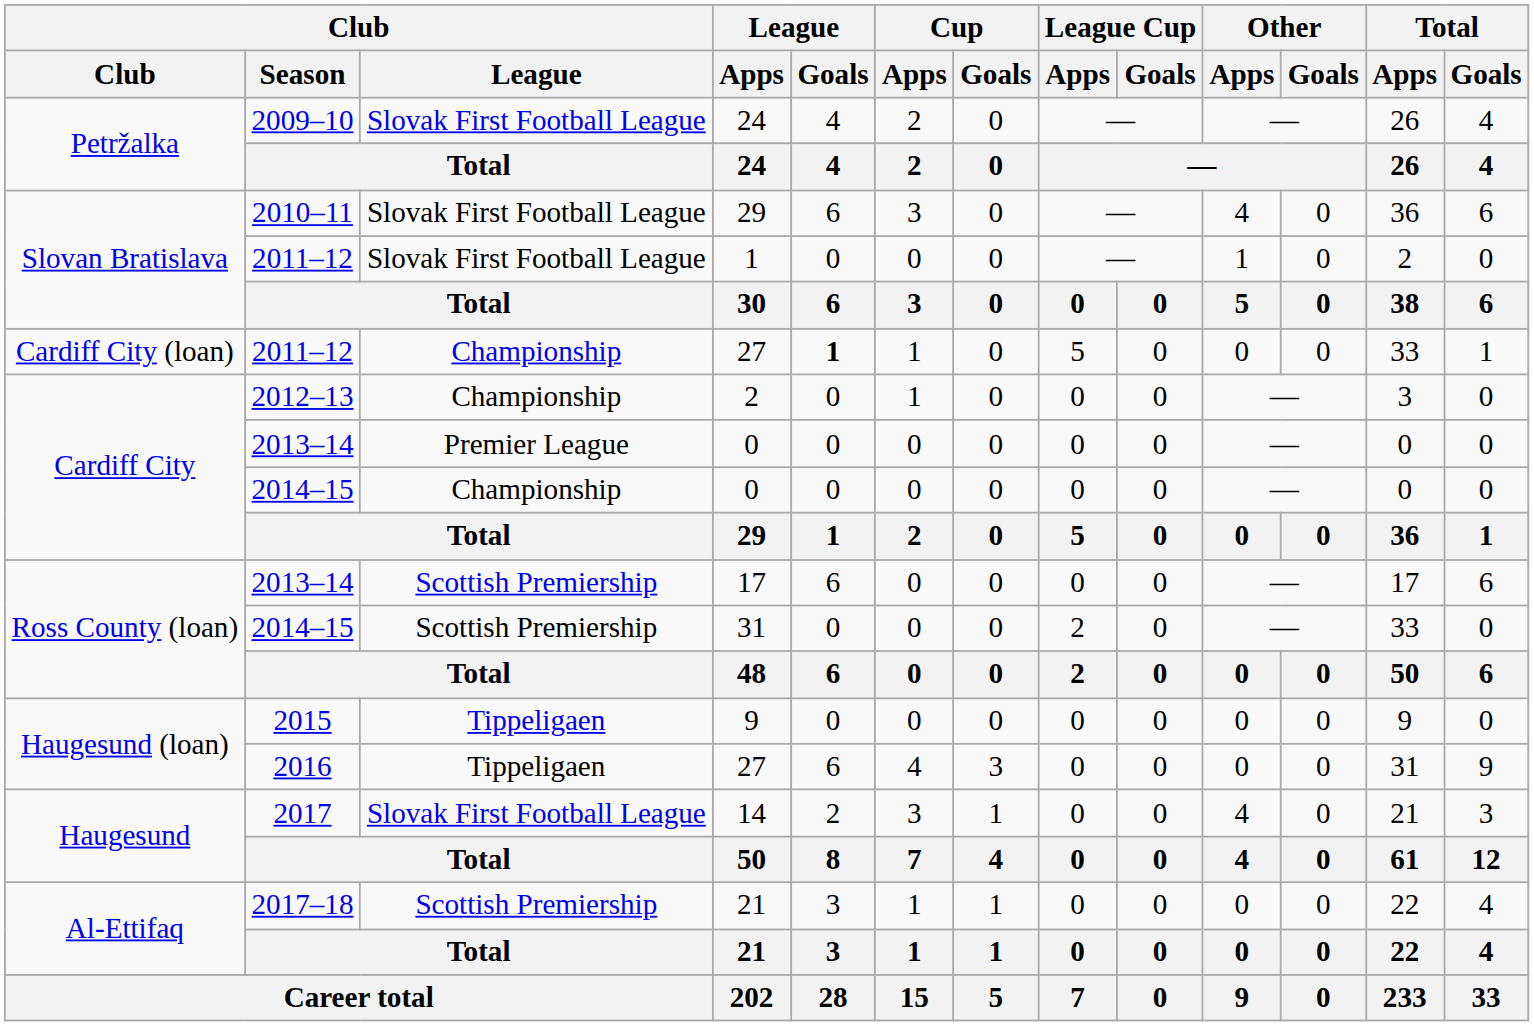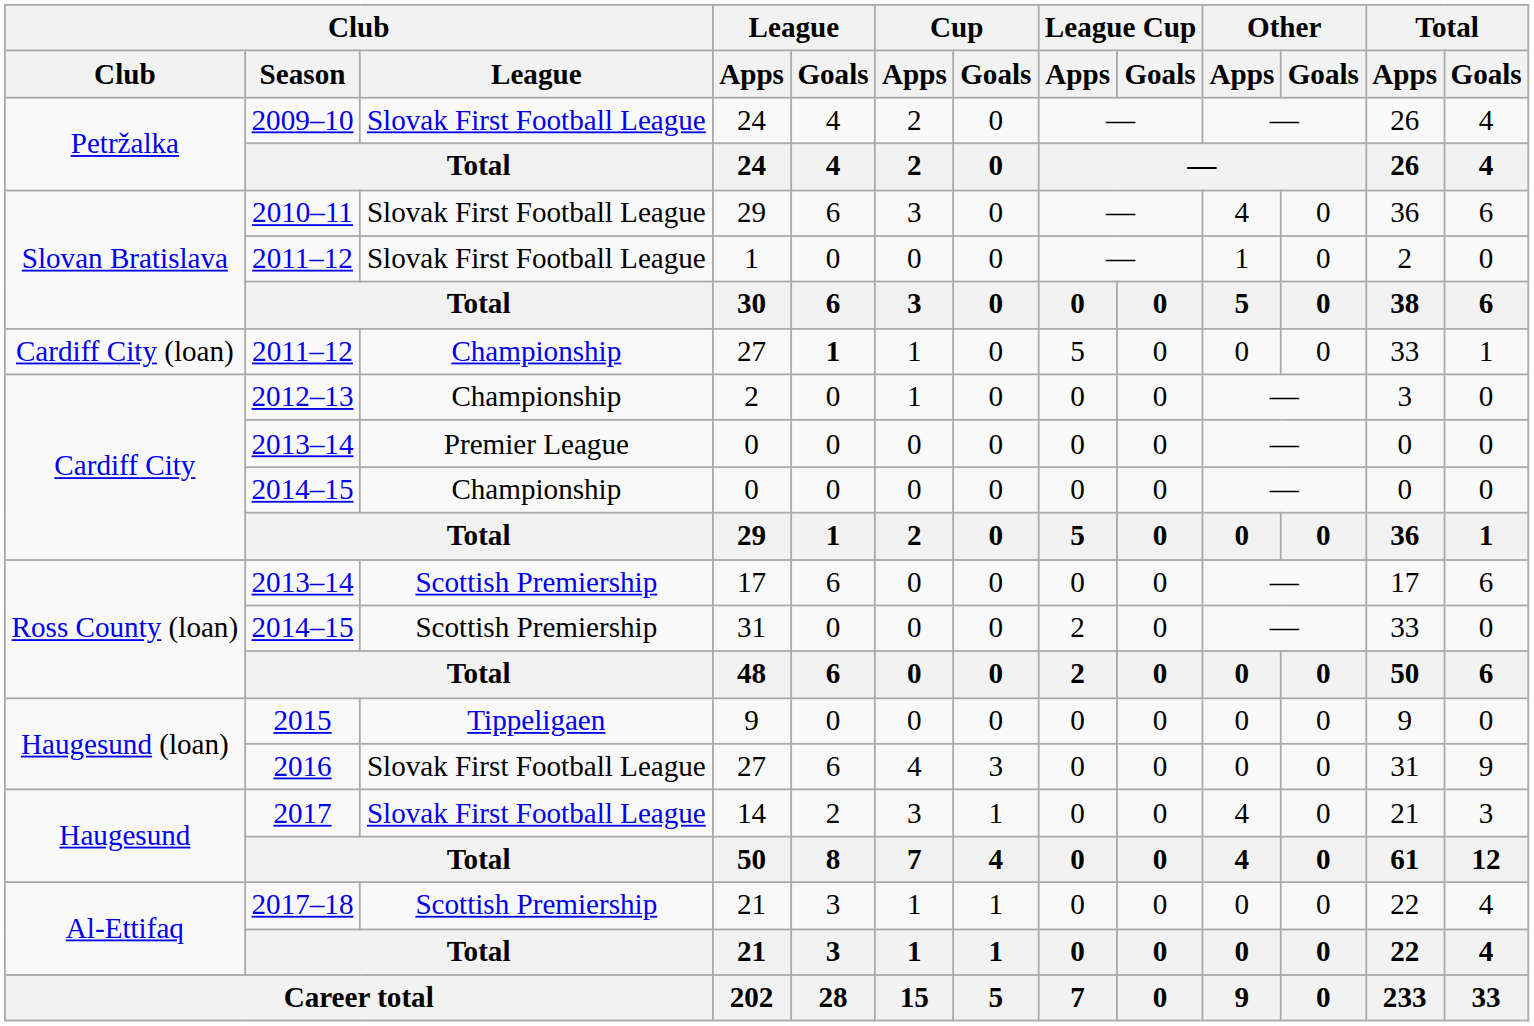(536, 766) Tippeligaen -> (536, 766) Slovak First Football League
